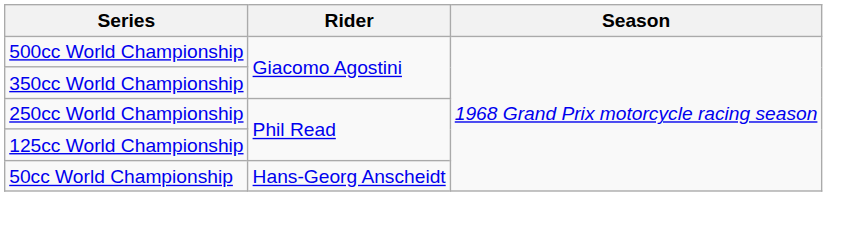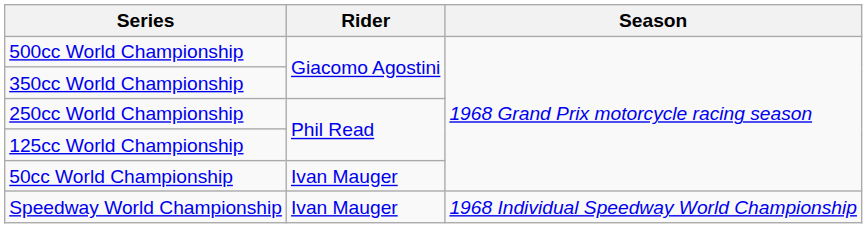(349, 176) Hans-Georg Anscheidt -> (344, 176) Ivan Mauger
+ row: (146, 207)
